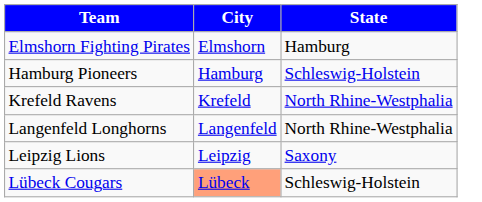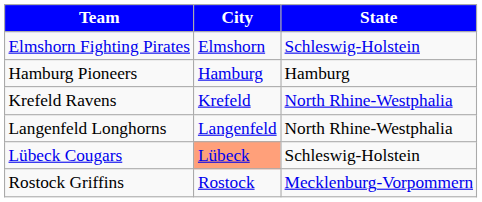(317, 45) Hamburg -> (352, 45) Schleswig-Holstein
(352, 73) Schleswig-Holstein -> (317, 73) Hamburg
- row: (57, 155)
+ row: (66, 182)
